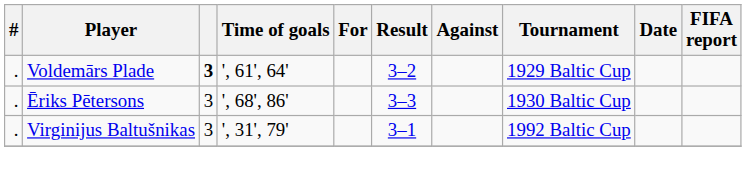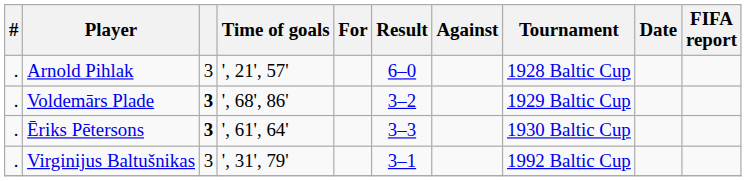+ row: (80, 70)
(255, 70) ', 61', 64' -> (255, 100) ', 68', 86'
(208, 100) normal -> (208, 130) bold
(255, 100) ', 68', 86' -> (255, 130) ', 61', 64'
